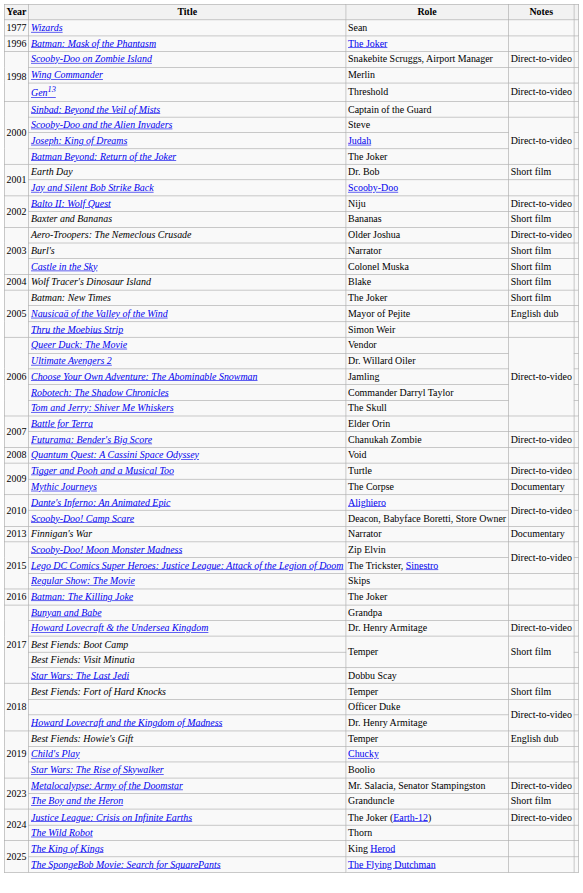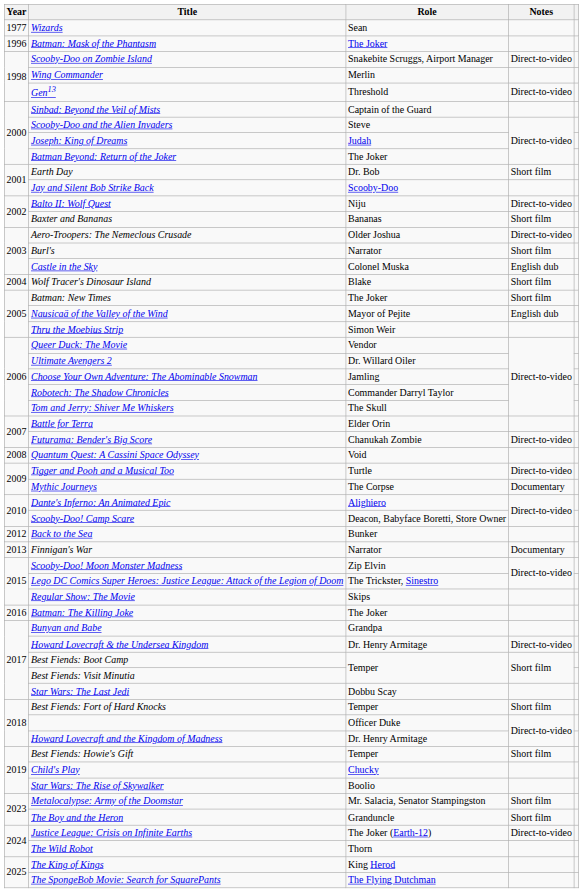(531, 266) Short film -> (535, 266) English dub
+ row: (62, 534)
(535, 738) English dub -> (531, 754) Short film
(541, 785) Direct-to-video -> (531, 801) Short film
